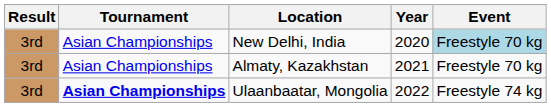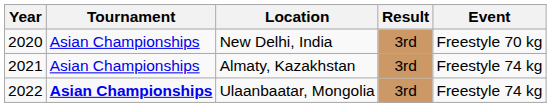columns swapped: (412, 17) <-> (32, 17)
(489, 42) lightblue background -> (489, 42) no background
(489, 66) Freestyle 70 kg -> (489, 66) Freestyle 74 kg
